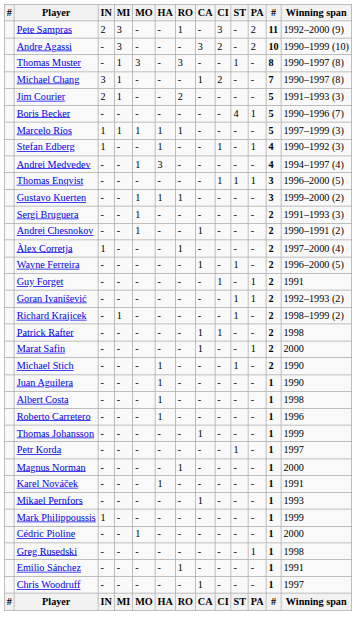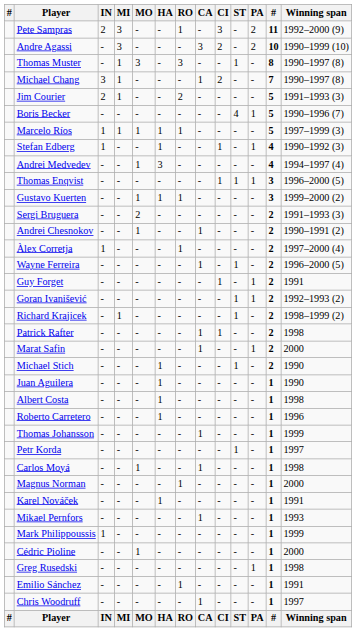(138, 214) 1 -> (138, 214) 2
+ row: (43, 466)
